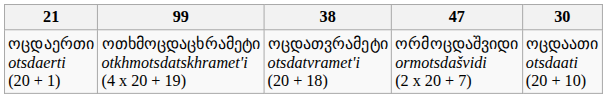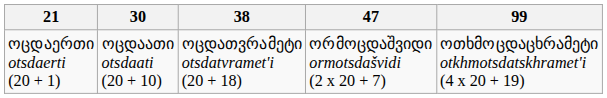columns swapped: (562, 17) <-> (181, 17)
